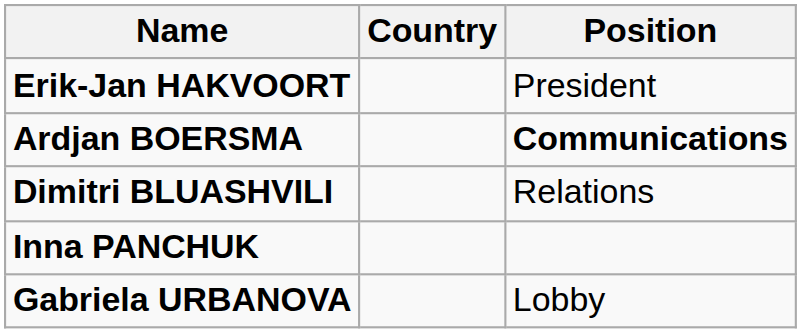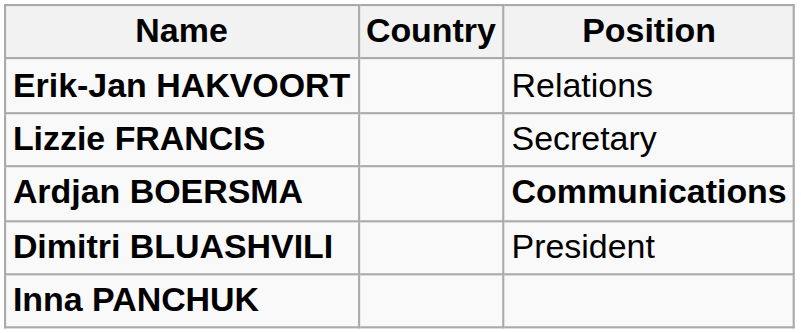(584, 85) President -> (582, 85) Relations
+ row: (139, 138)
(584, 192) Relations -> (583, 246) President
- row: (182, 300)
